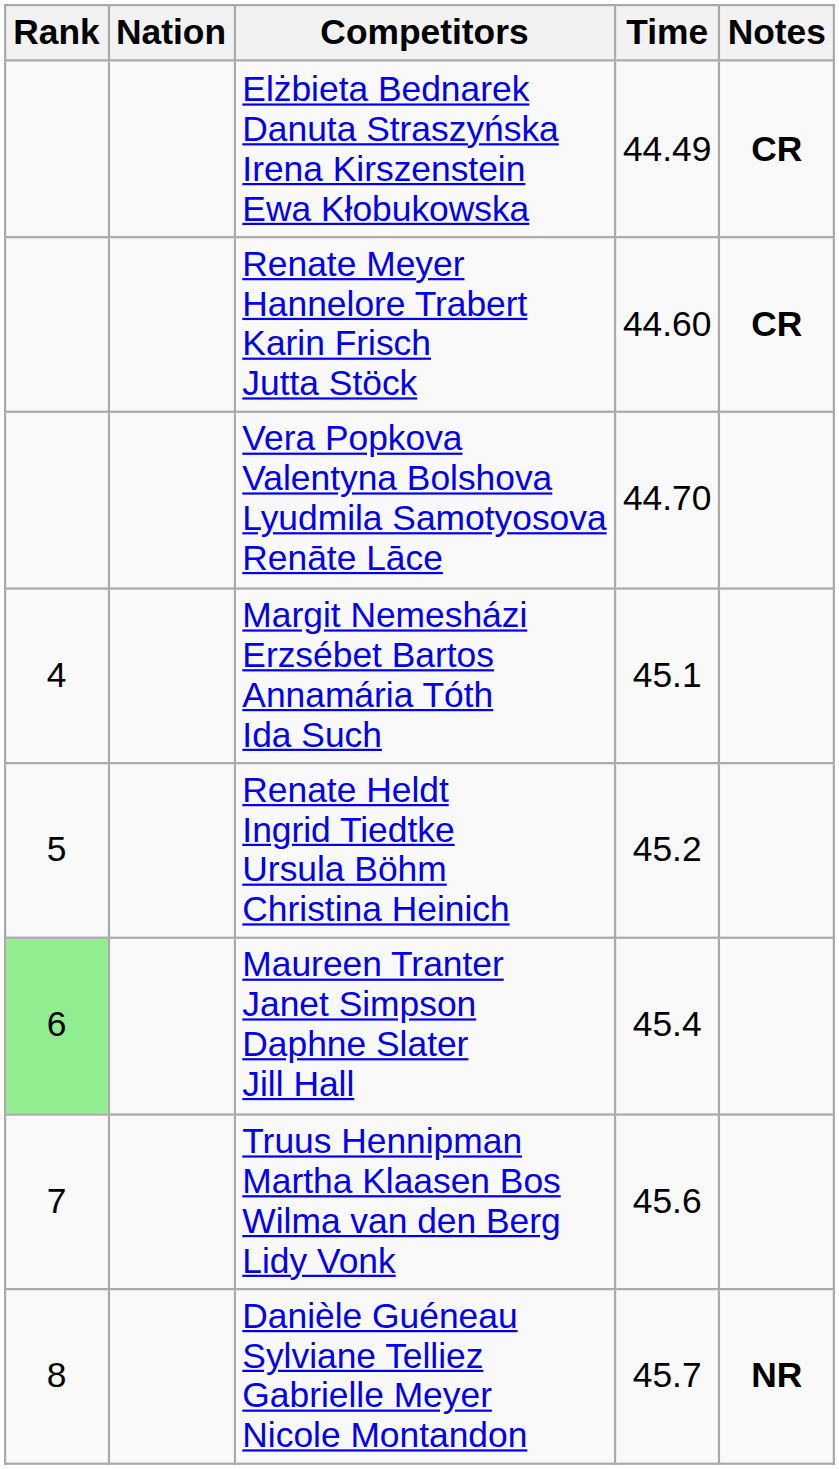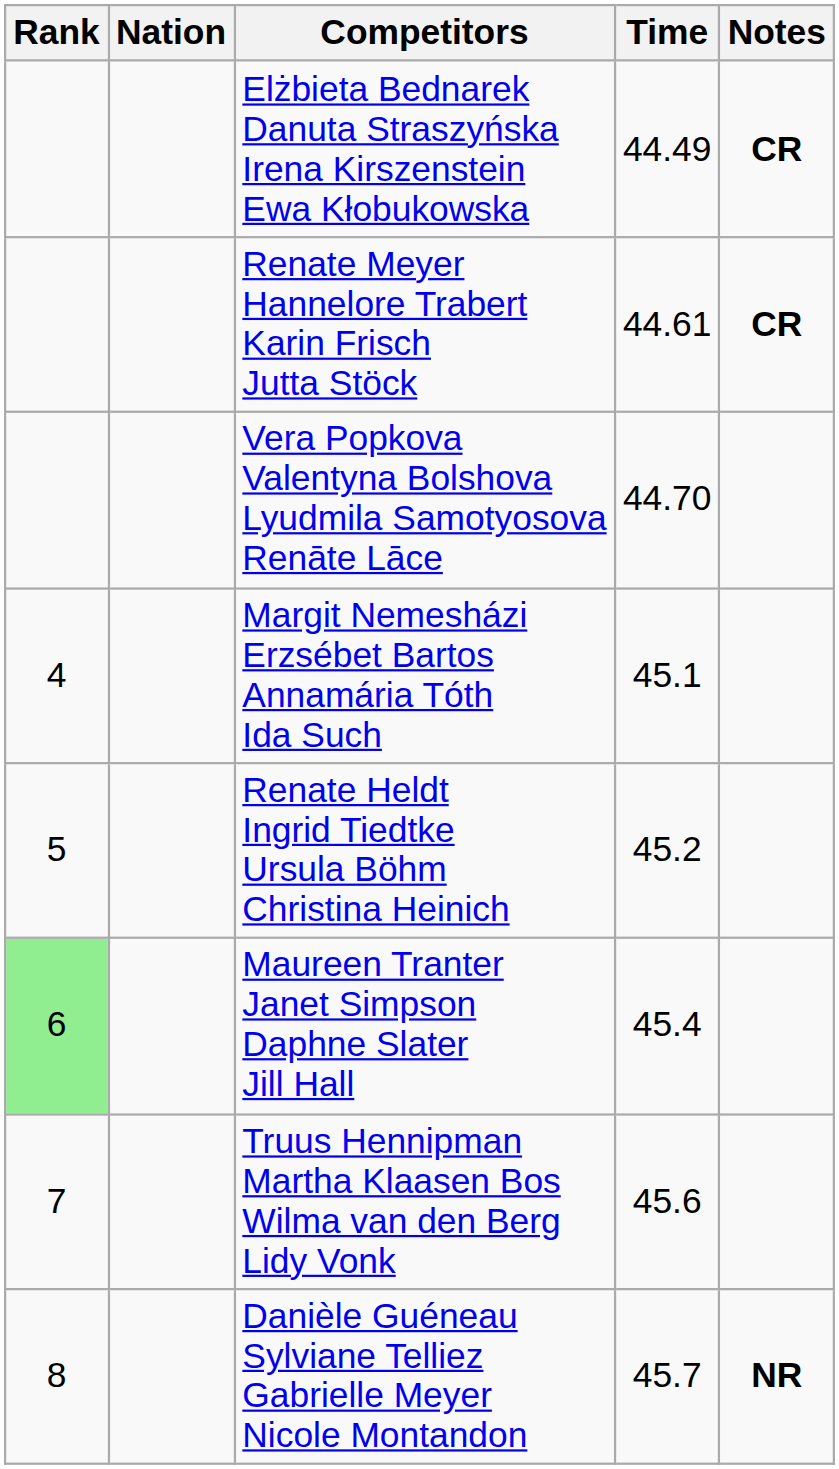(667, 323) 44.60 -> (667, 323) 44.61
